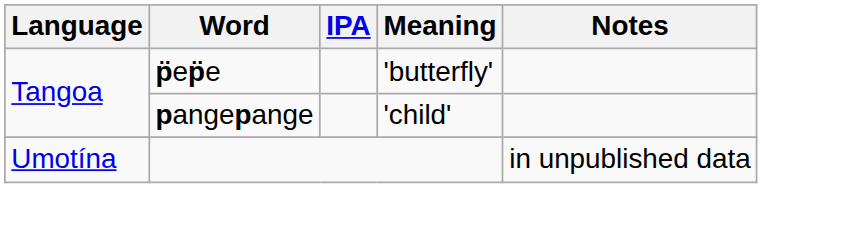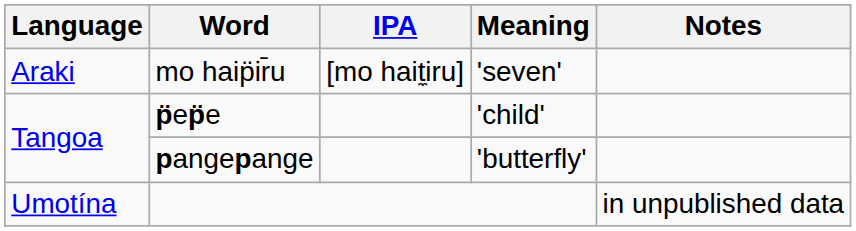+ row: (221, 70)
(438, 70) 'butterfly' -> (511, 114) 'child'
(417, 114) 'child' -> (532, 159) 'butterfly'
